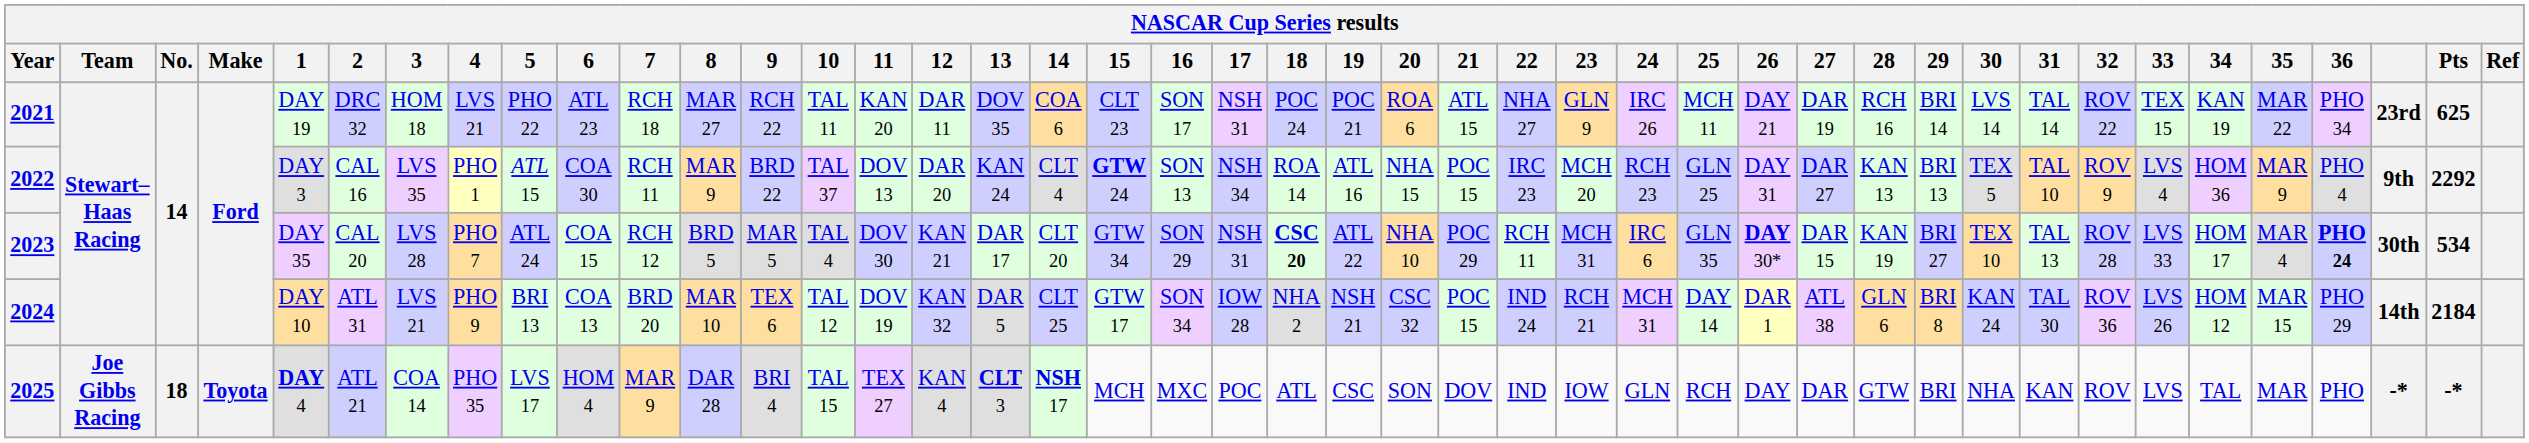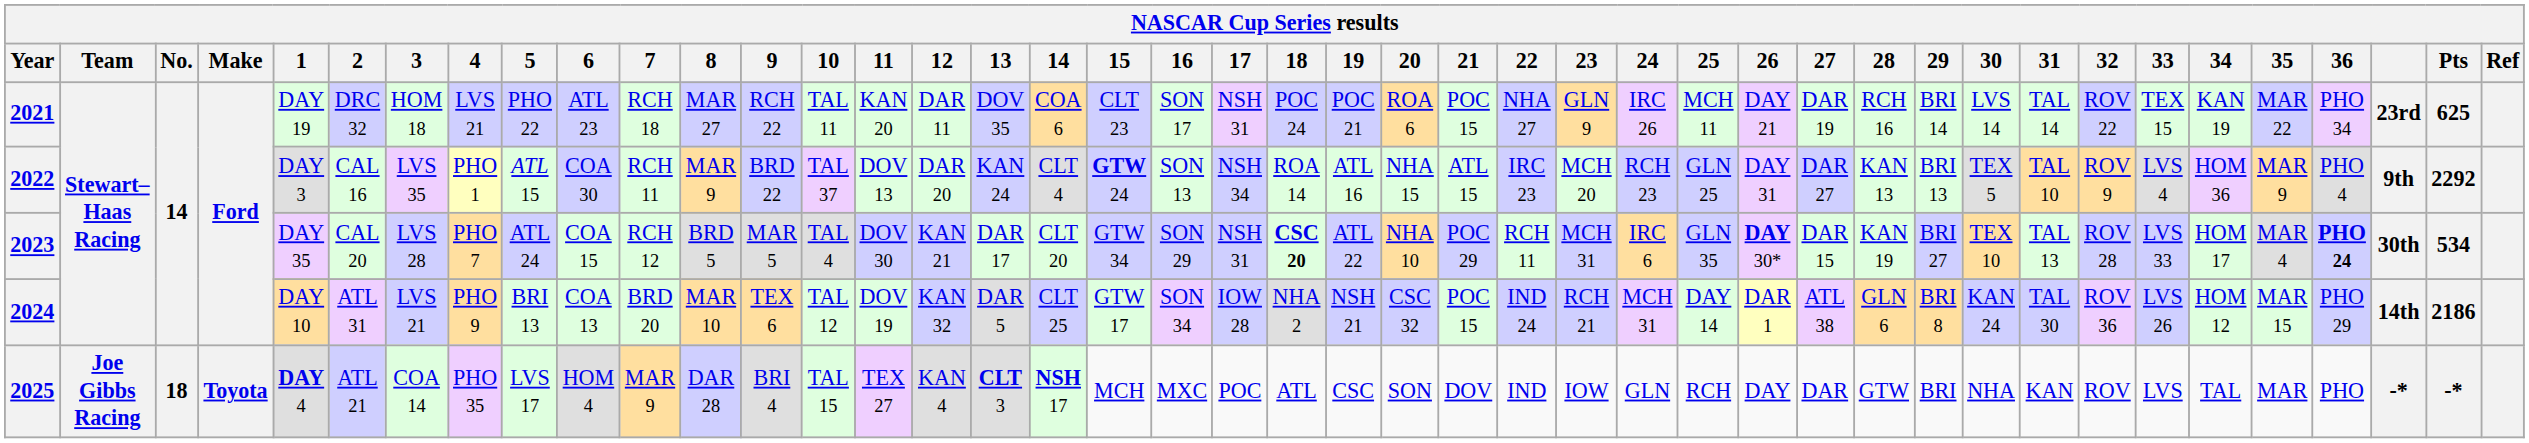(1468, 112) ATL 15 -> (1468, 112) POC 15
(1468, 178) POC 15 -> (1468, 178) ATL 15
(2453, 311) 2184 -> (2453, 311) 2186
